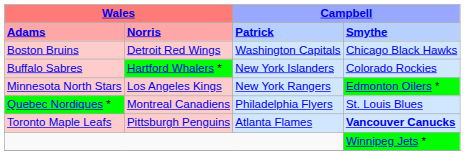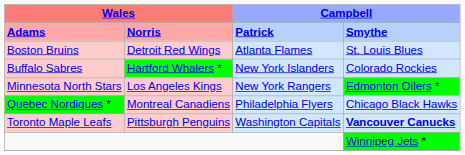(288, 50) Washington Capitals -> (274, 50) Atlanta Flames
(402, 50) Chicago Black Hawks -> (384, 50) St. Louis Blues
(384, 104) St. Louis Blues -> (402, 104) Chicago Black Hawks
(274, 123) Atlanta Flames -> (288, 123) Washington Capitals
